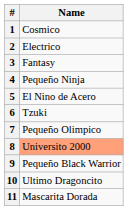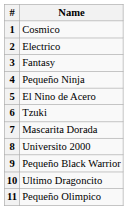(62, 130) Pequeño Olimpico -> (60, 130) Mascarita Dorada
(56, 146) lightsalmon background -> (56, 146) no background
(60, 197) Mascarita Dorada -> (62, 197) Pequeño Olimpico
